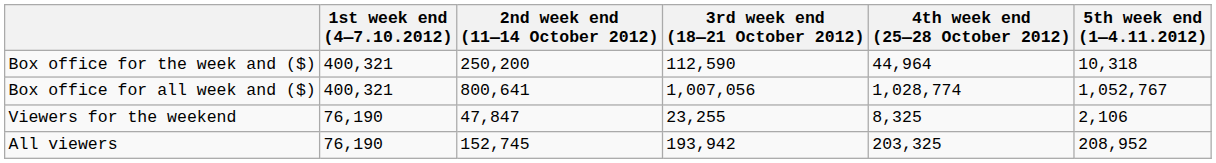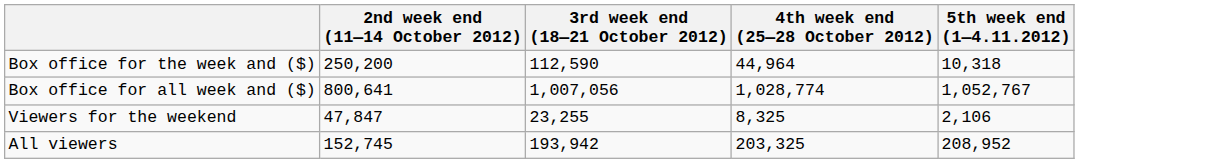- column: (388, 28)
